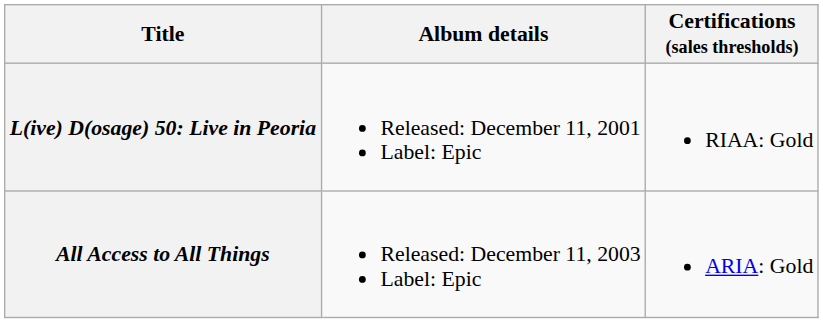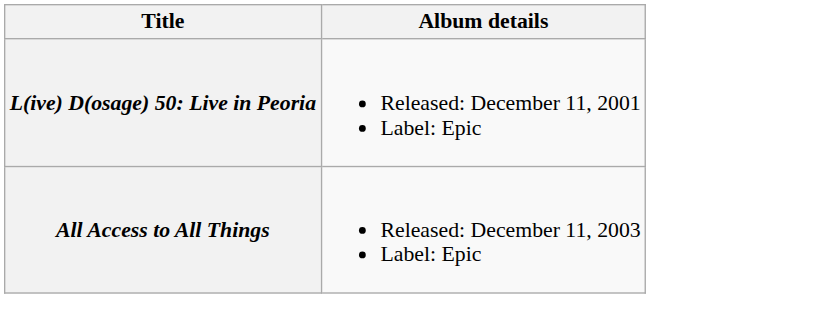- column: (732, 33)
